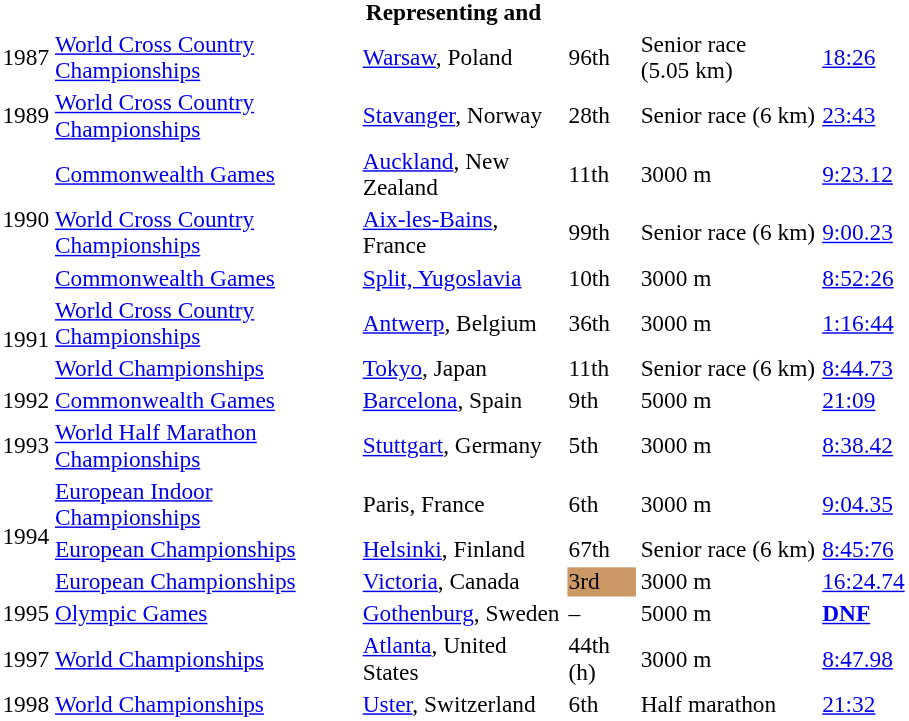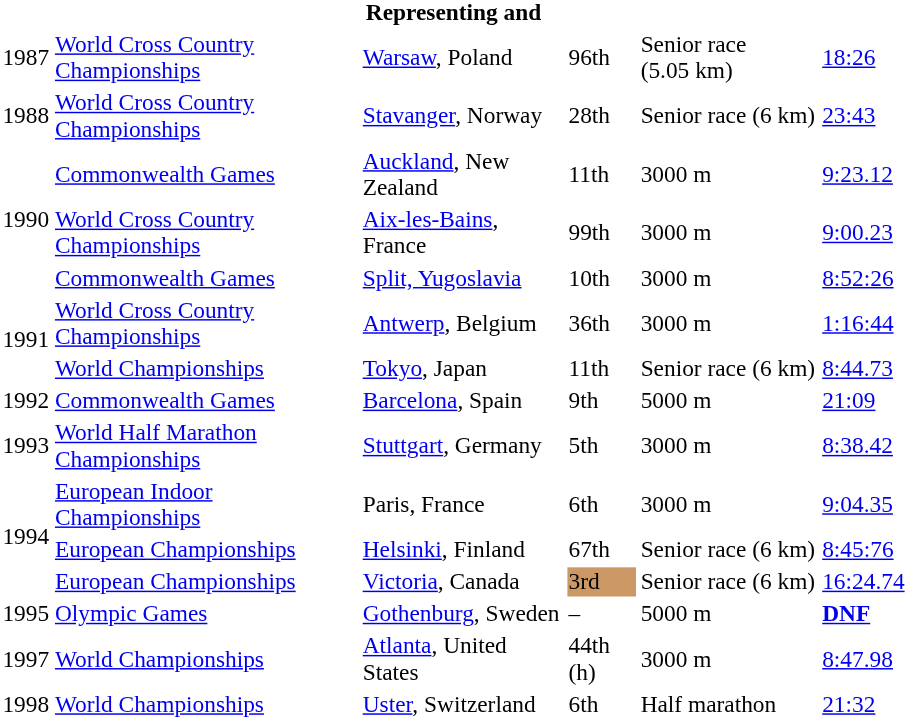(26, 115) 1989 -> (26, 115) 1988
(728, 232) Senior race (6 km) -> (676, 232) 3000 m
(676, 581) 3000 m -> (728, 581) Senior race (6 km)
